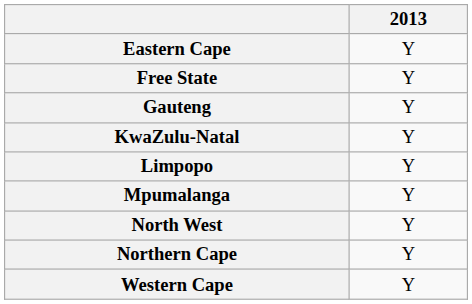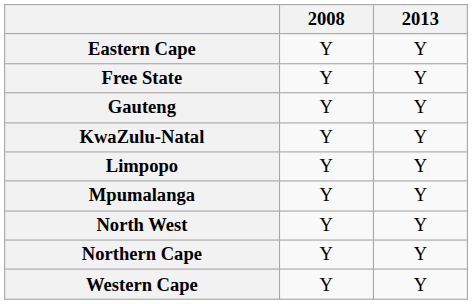+ column: (326, 19)
